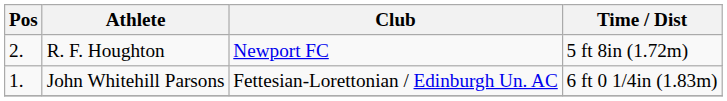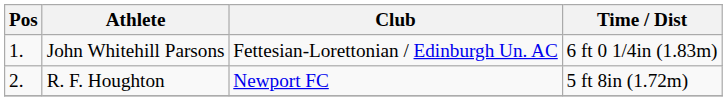rows swapped: (136, 80) <-> (106, 50)
